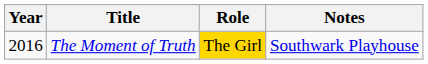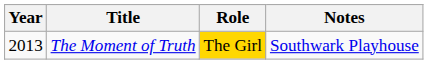(26, 45) 2016 -> (26, 45) 2013
